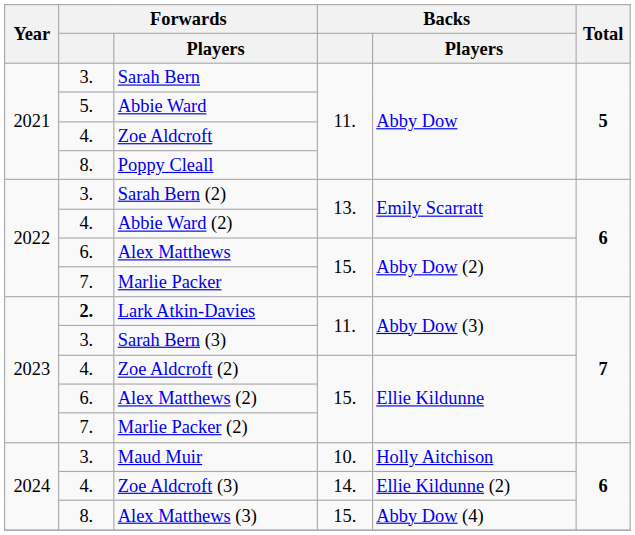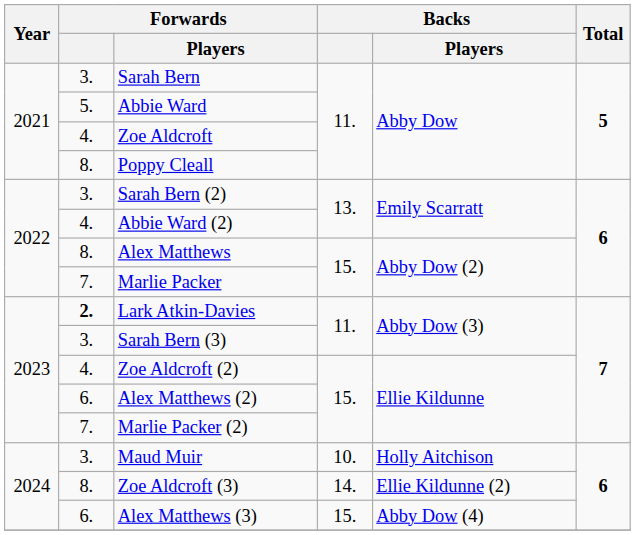(86, 252) 6. -> (86, 252) 8.
(86, 485) 4. -> (86, 485) 8.
(86, 515) 8. -> (86, 515) 6.
